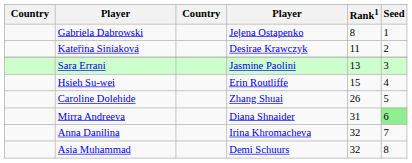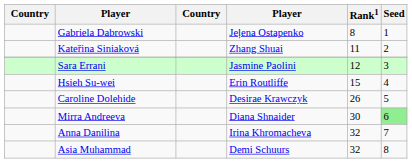(268, 49) Desirae Krawczyk -> (256, 49) Zhang Shuai
(355, 65) 13 -> (355, 65) 12
(256, 99) Zhang Shuai -> (268, 99) Desirae Krawczyk
(355, 116) 31 -> (355, 116) 30
